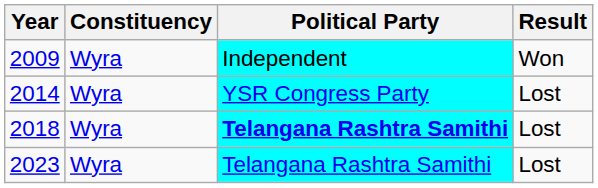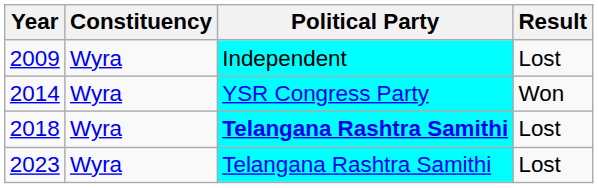(541, 57) Won -> (540, 57) Lost
(540, 93) Lost -> (541, 93) Won
